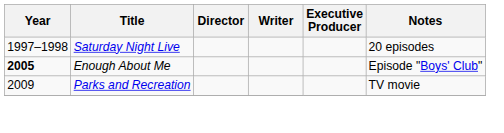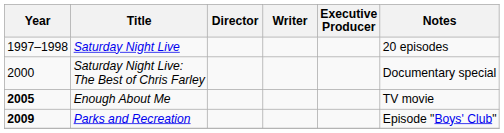+ row: (139, 73)
(425, 66) Episode "Boys' Club" -> (408, 99) TV movie
(21, 85) normal -> (21, 118) bold
(394, 85) TV movie -> (440, 118) Episode "Boys' Club"
